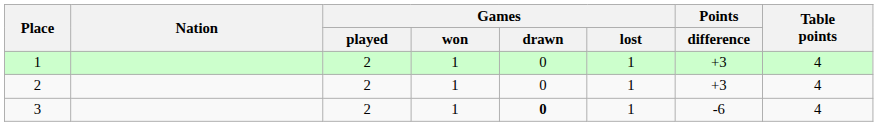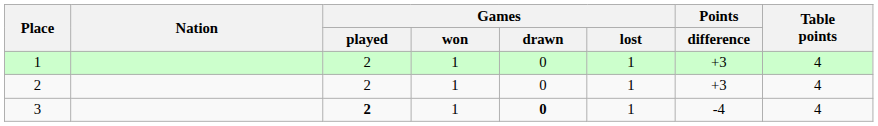(367, 109) normal -> (367, 109) bold
(719, 109) -6 -> (719, 109) -4
